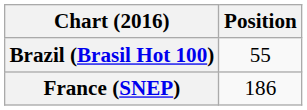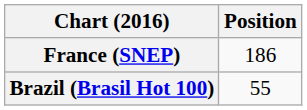rows swapped: (112, 54) <-> (112, 88)
